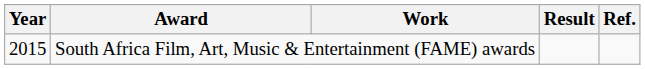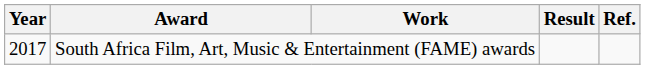(28, 49) 2015 -> (28, 49) 2017
